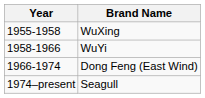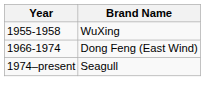- row: (94, 48)
